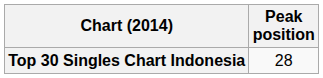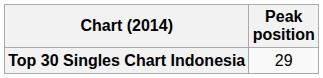(284, 60) 28 -> (284, 60) 29
